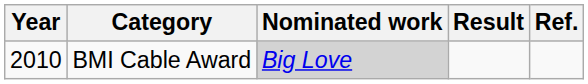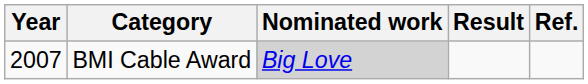(36, 59) 2010 -> (36, 59) 2007
